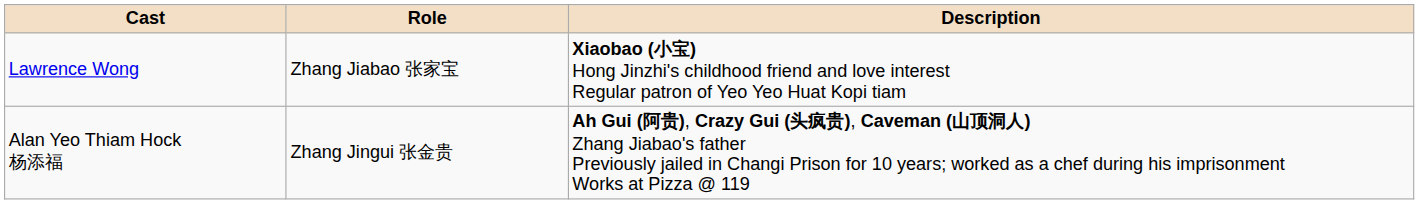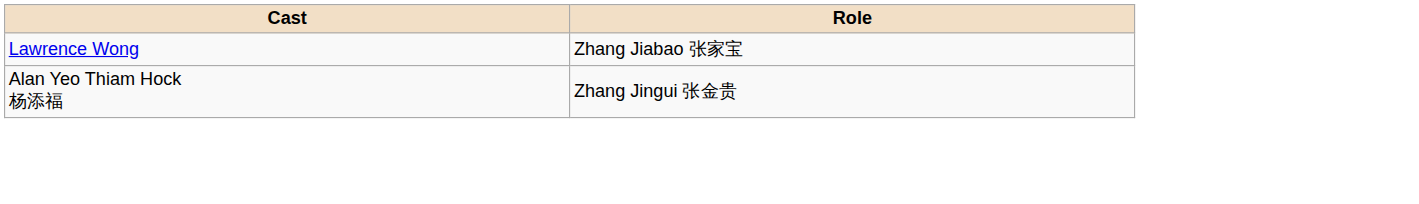- column: (991, 18)
